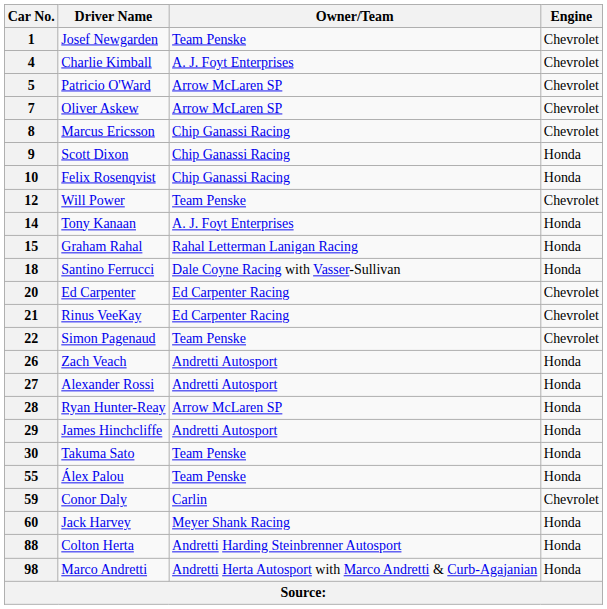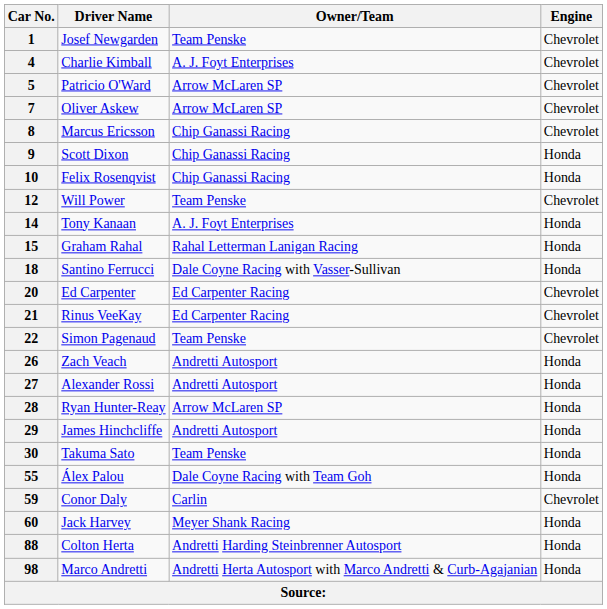(209, 477) Team Penske -> (272, 477) Dale Coyne Racing with Team Goh
